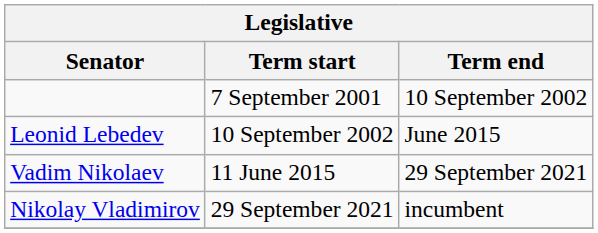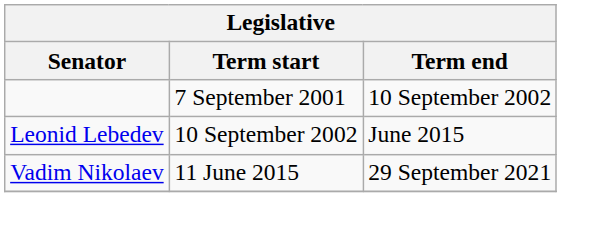- row: (105, 209)
